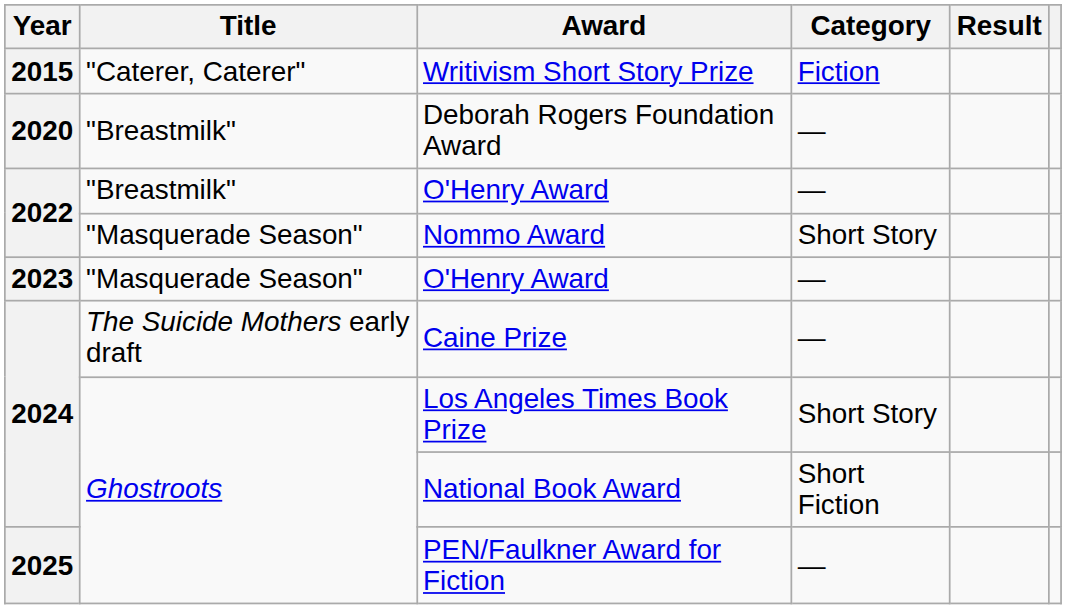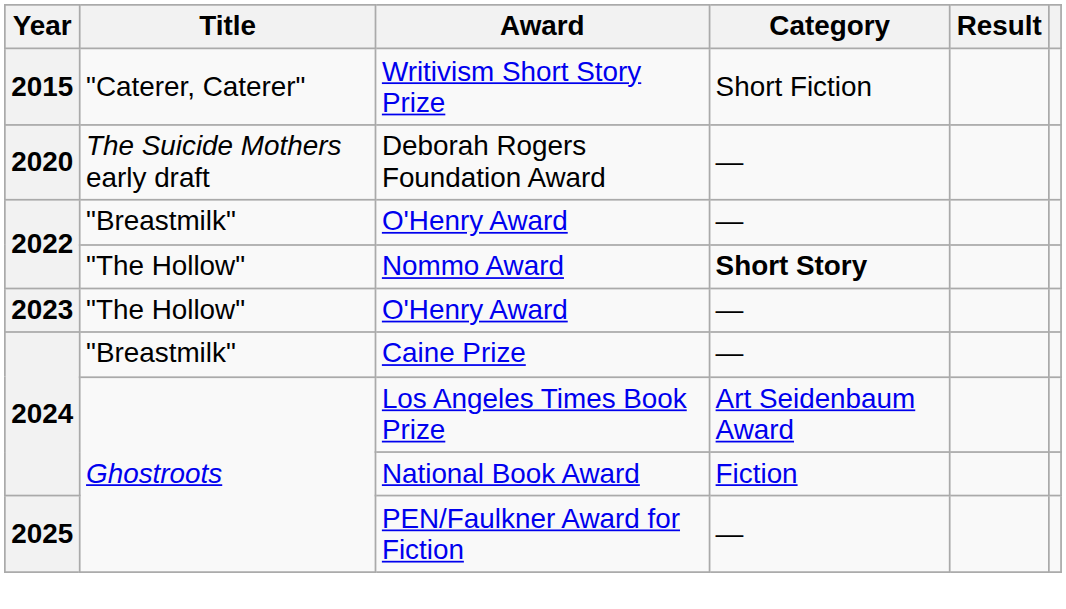(839, 70) Fiction -> (794, 86) Short Fiction
(161, 130) "Breastmilk" -> (214, 161) The Suicide Mothers early draft
(224, 234) "Masquerade Season" -> (166, 265) "The Hollow"
(867, 234) normal -> (791, 265) bold
(224, 278) "Masquerade Season" -> (166, 309) "The Hollow"
(248, 338) The Suicide Mothers early draft -> (161, 354) "Breastmilk"
(867, 413) Short Story -> (815, 413) Art Seidenbaum Award
(839, 489) Short Fiction -> (757, 473) Fiction
